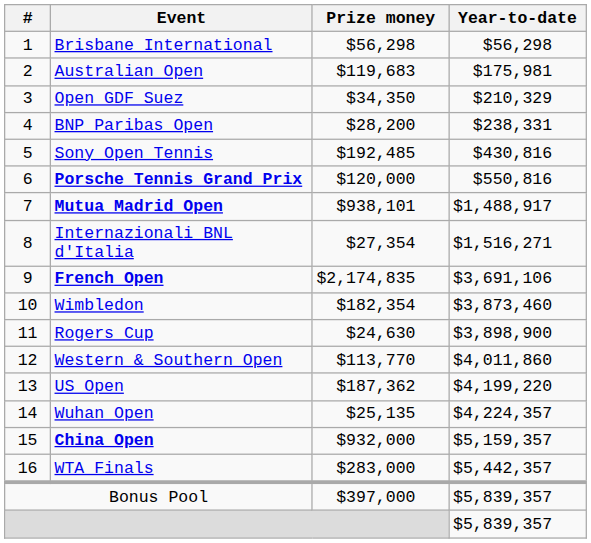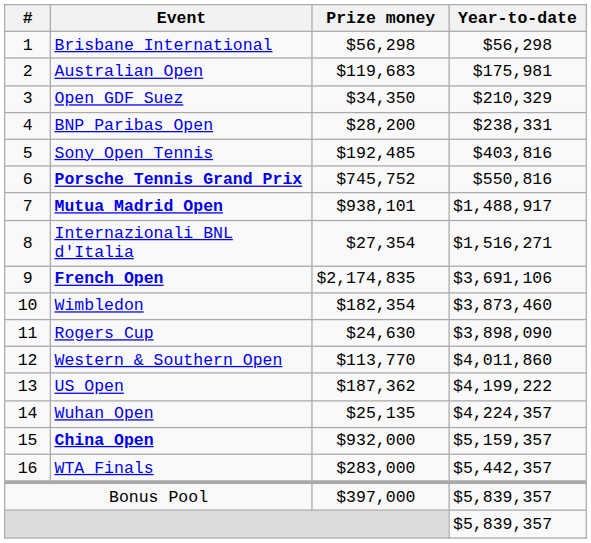(512, 153) $430,816 -> (512, 153) $403,816
(376, 180) $120,000 -> (376, 180) $745,752
(503, 333) $3,898,900 -> (503, 333) $3,898,090
(503, 387) $4,199,220 -> (503, 387) $4,199,222
